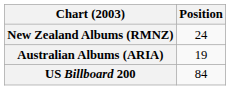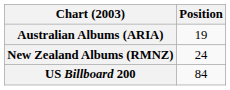rows swapped: (90, 54) <-> (90, 34)
